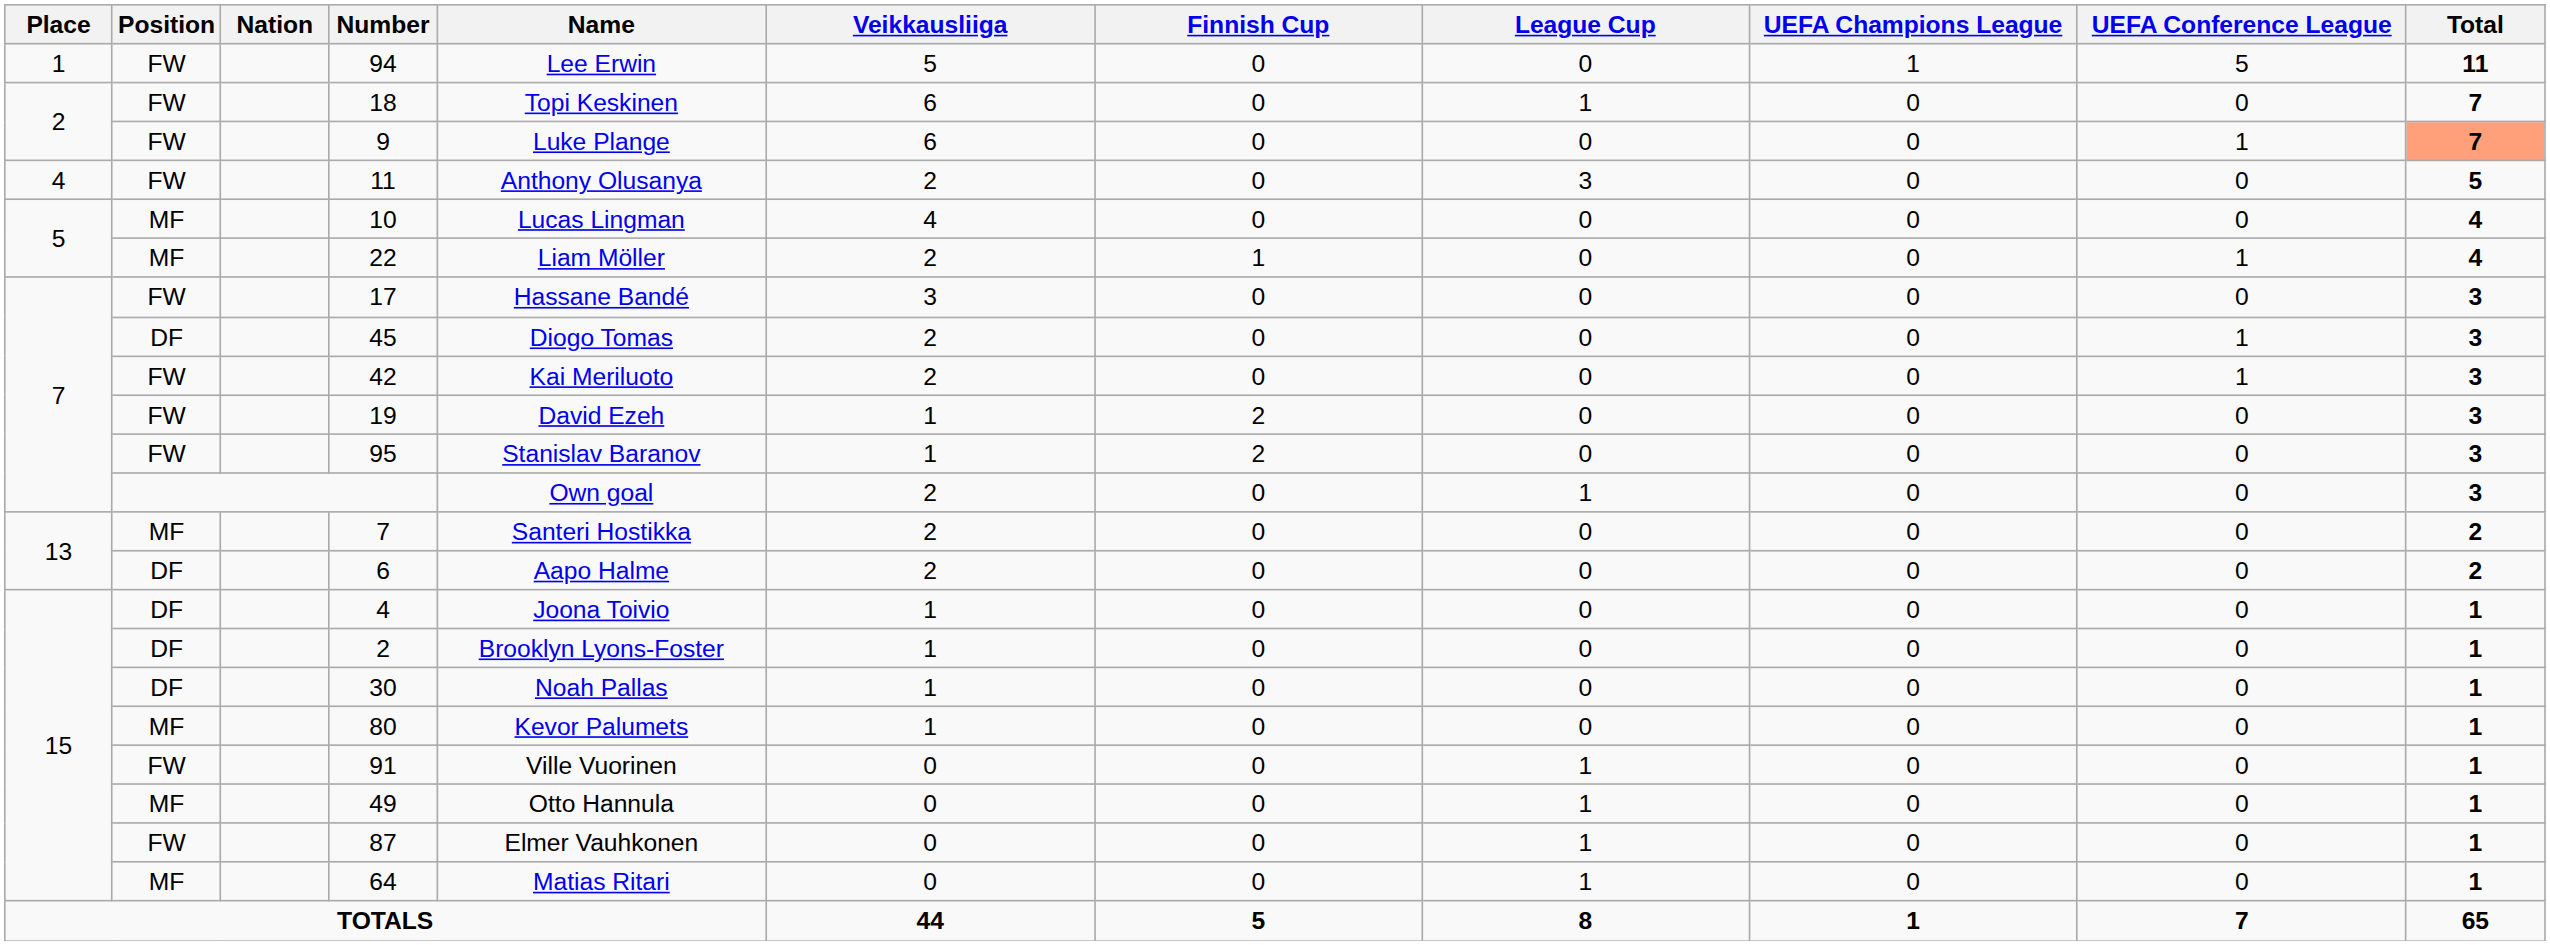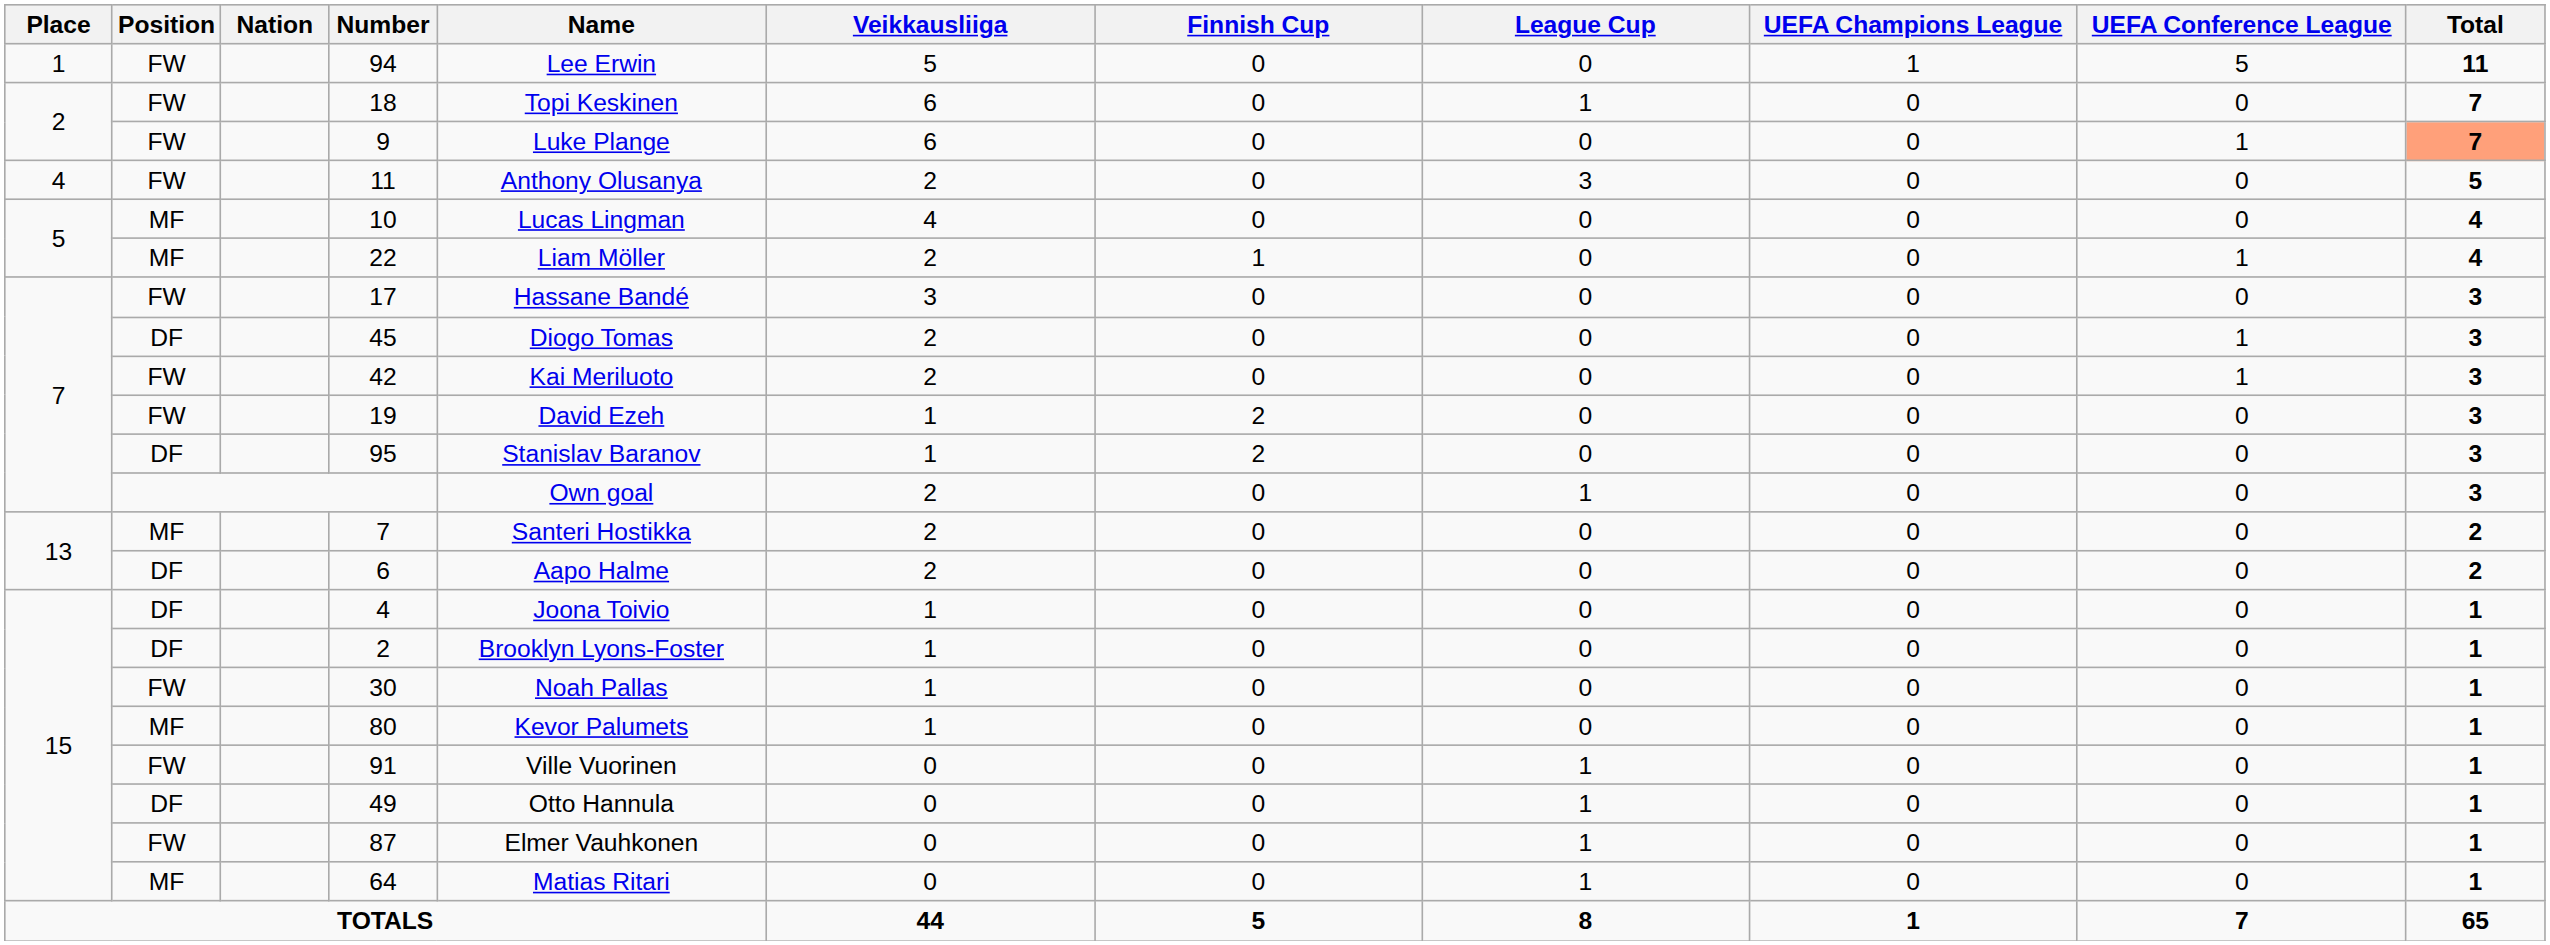(167, 453) FW -> (167, 453) DF
(167, 687) DF -> (167, 687) FW
(167, 804) MF -> (167, 804) DF
